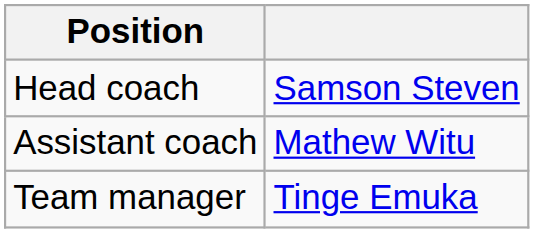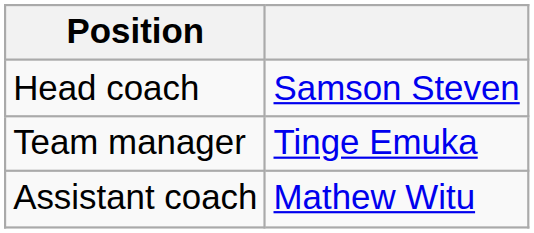rows swapped: (135, 142) <-> (129, 198)
